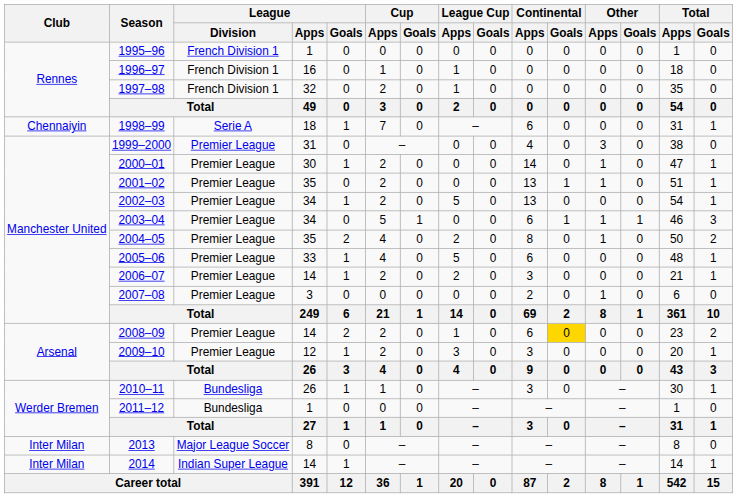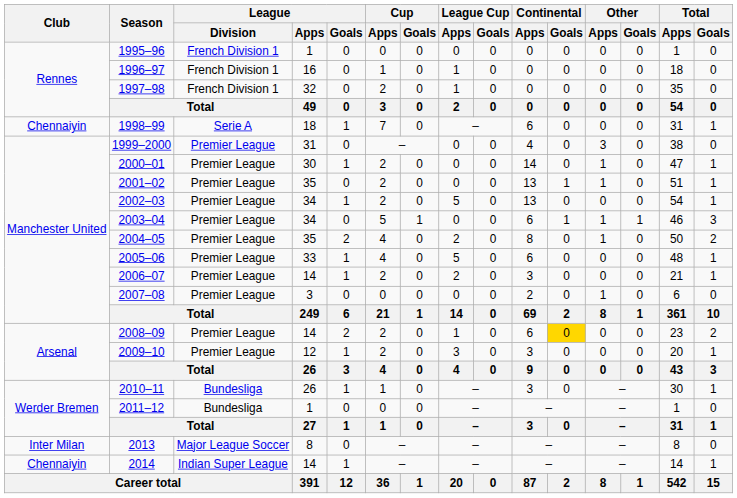(57, 464) Inter Milan -> (57, 464) Chennaiyin
